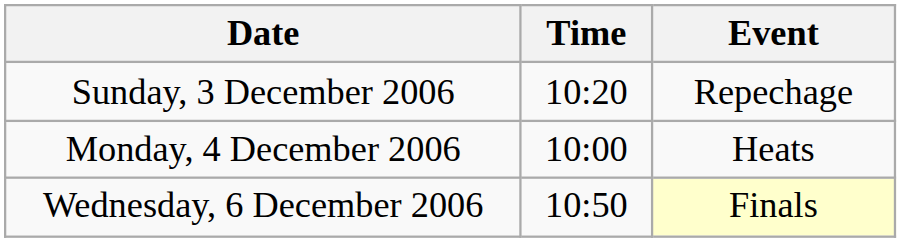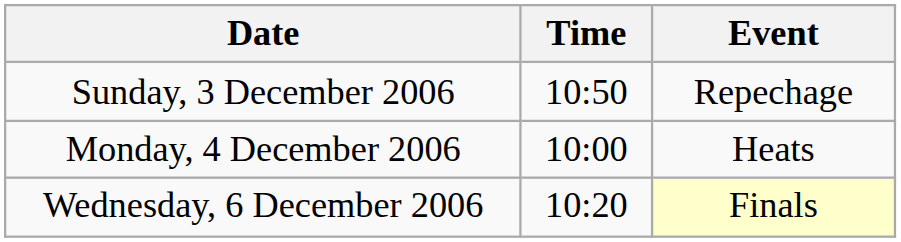(586, 90) 10:20 -> (586, 90) 10:50
(586, 206) 10:50 -> (586, 206) 10:20
